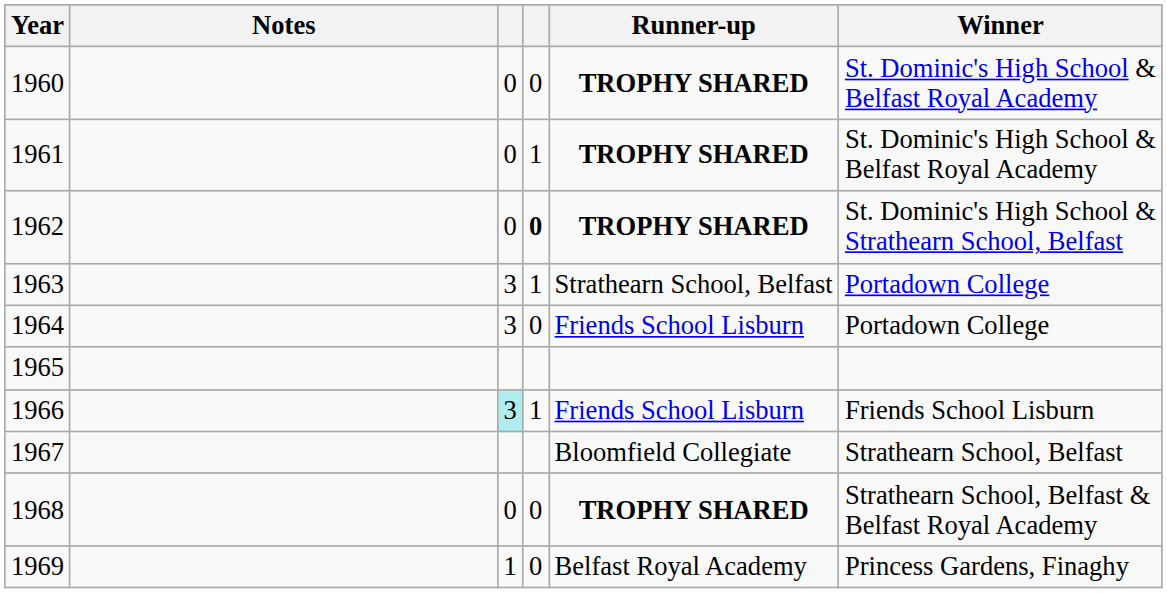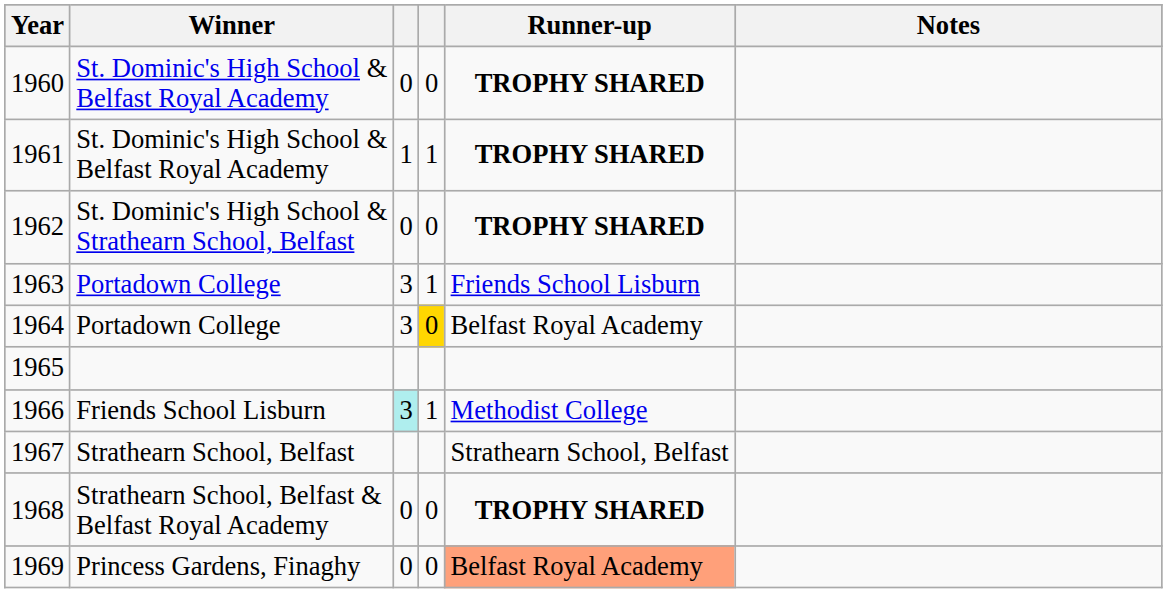columns swapped: (1000, 25) <-> (284, 25)
(510, 154) 0 -> (406, 154) 1
(536, 226) bold -> (432, 226) normal
(694, 283) Strathearn School, Belfast -> (575, 283) Friends School Lisburn
(536, 325) no background -> (432, 325) gold background
(679, 325) Friends School Lisburn -> (577, 325) Belfast Royal Academy
(679, 410) Friends School Lisburn -> (549, 410) Methodist College
(673, 452) Bloomfield Collegiate -> (590, 452) Strathearn School, Belfast
(510, 566) 1 -> (406, 566) 0
(681, 566) no background -> (577, 566) lightsalmon background
